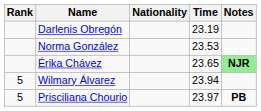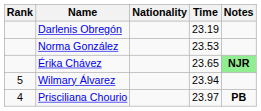(20, 98) 5 -> (20, 98) 4
